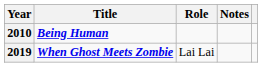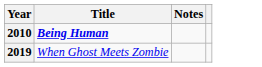- column: (197, 14)
(105, 52) bold -> (103, 52) normal
